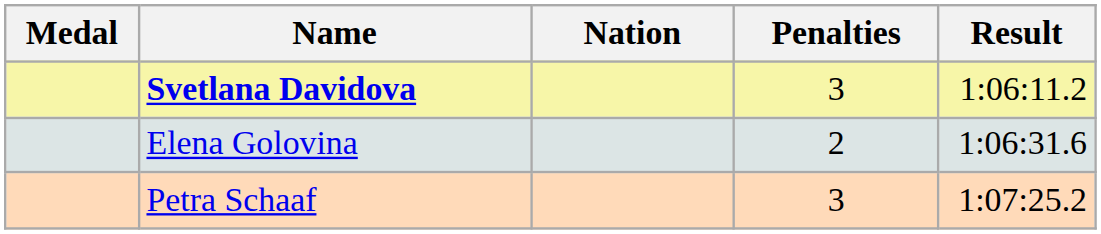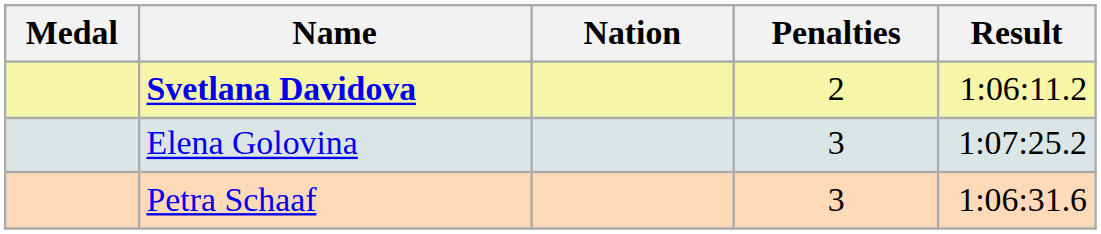(836, 88) 3 -> (836, 88) 2
(836, 144) 2 -> (836, 144) 3
(1023, 144) 1:06:31.6 -> (1023, 144) 1:07:25.2
(1023, 200) 1:07:25.2 -> (1023, 200) 1:06:31.6
